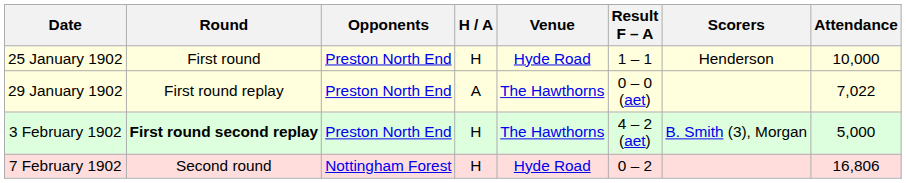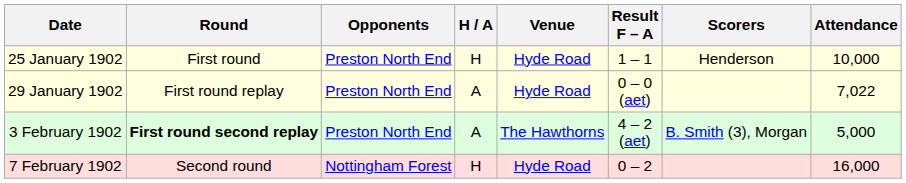(552, 91) The Hawthorns -> (552, 91) Hyde Road
(476, 132) H -> (476, 132) A
(856, 165) 16,806 -> (856, 165) 16,000
